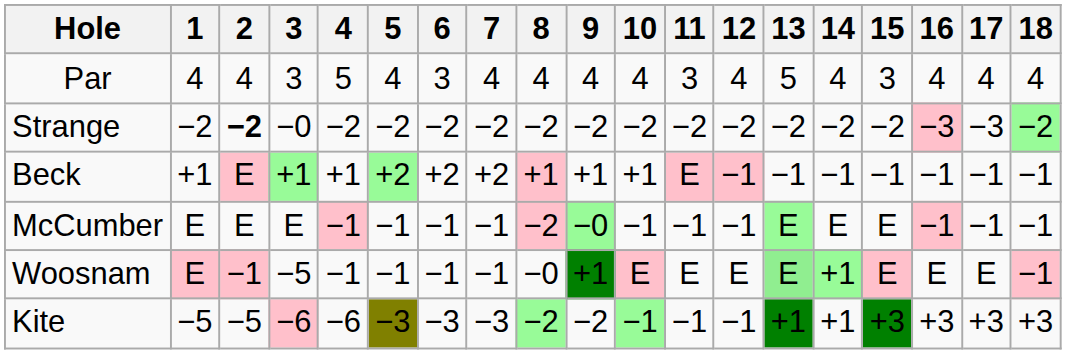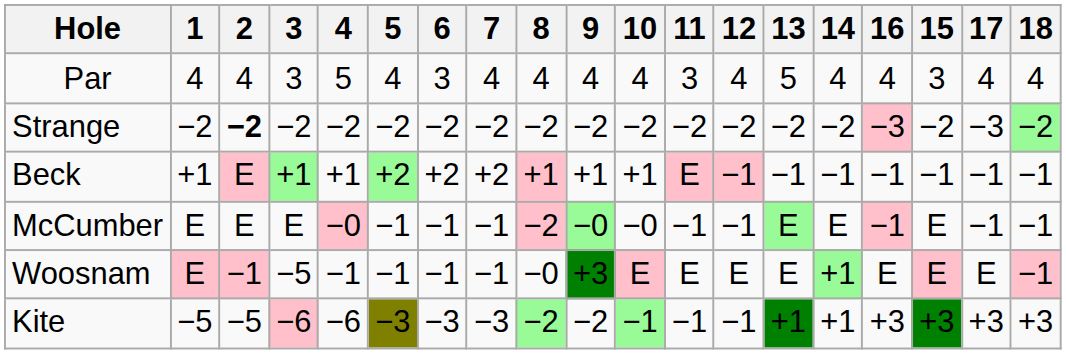columns swapped: (887, 28) <-> (937, 28)
(294, 126) −0 -> (294, 126) −2
(343, 224) −1 -> (343, 224) −0
(640, 224) −1 -> (640, 224) −0
(591, 273) +1 -> (591, 273) +3
(788, 273) lightgreen background -> (788, 273) no background
